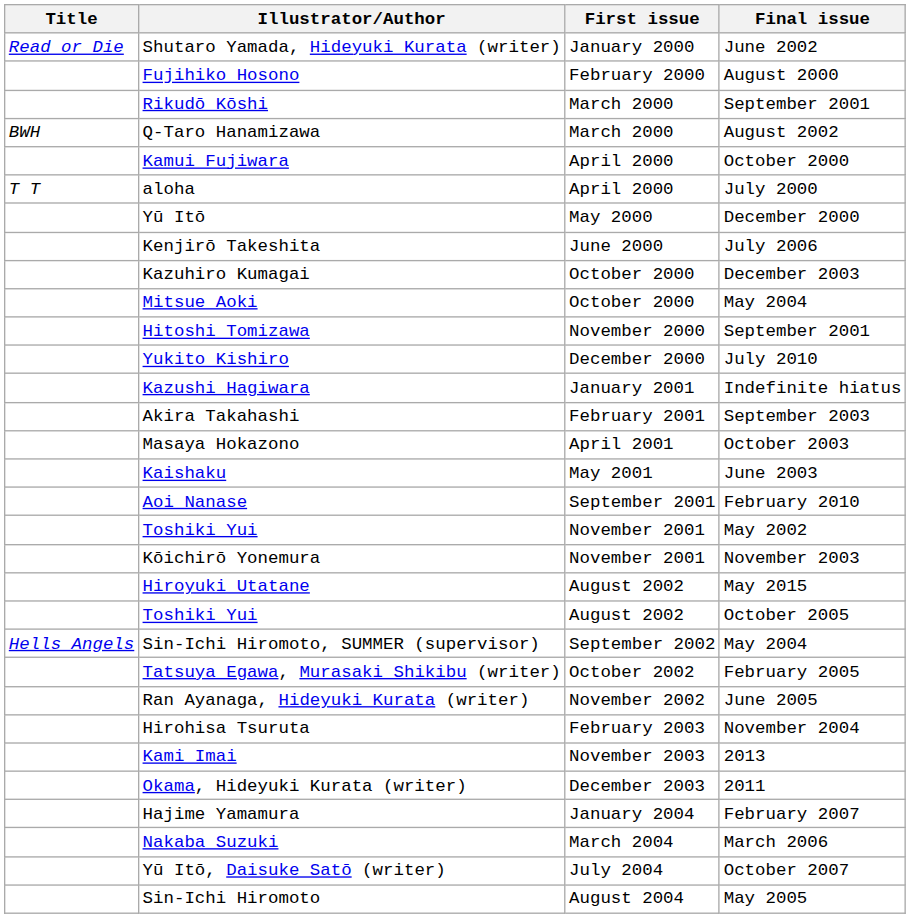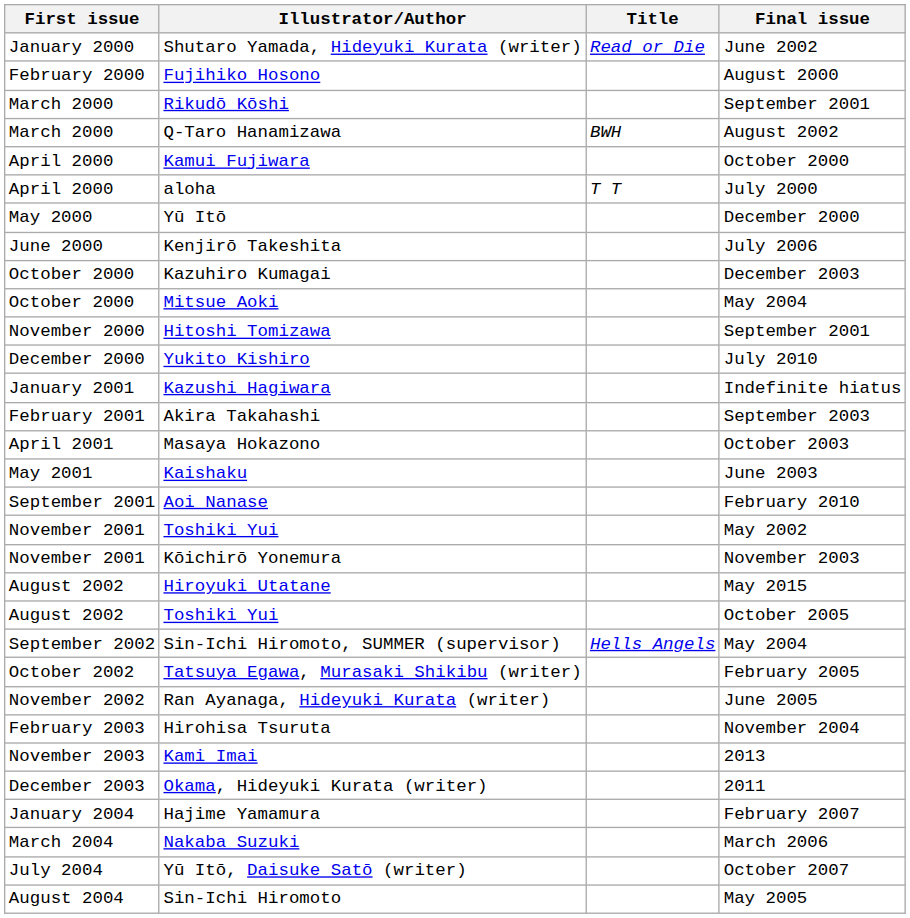columns swapped: (72, 19) <-> (642, 19)
